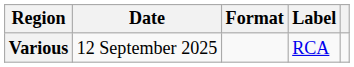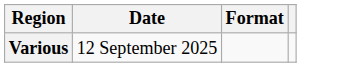- column: (314, 18)
